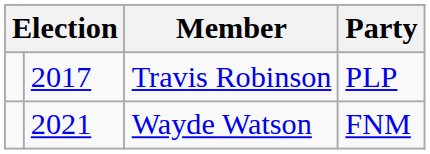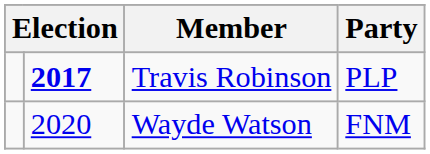(61, 76) normal -> (61, 76) bold
(61, 124) 2021 -> (61, 124) 2020
